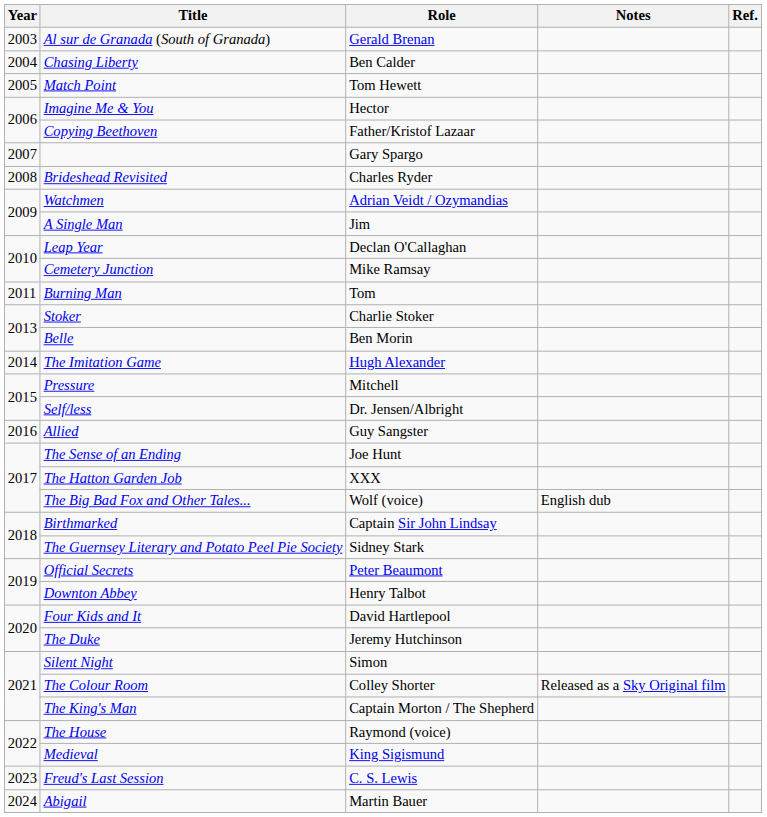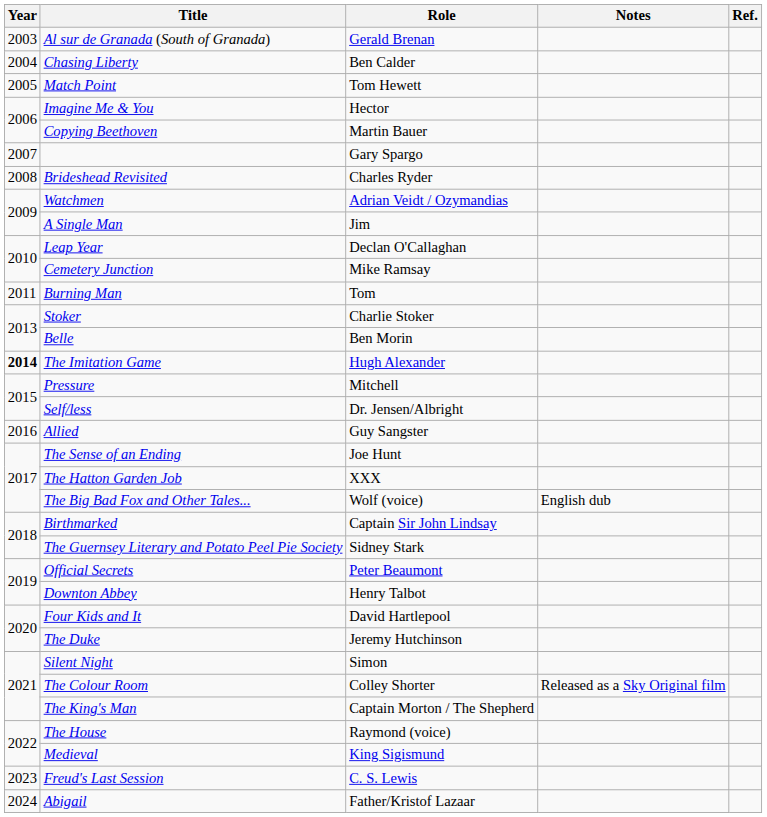(412, 131) Father/Kristof Lazaar -> (388, 131) Martin Bauer
(22, 362) normal -> (22, 362) bold
(388, 801) Martin Bauer -> (412, 801) Father/Kristof Lazaar
